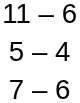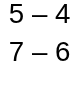- row: (40, 14)
